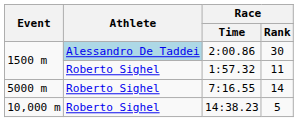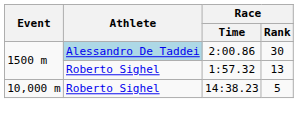(277, 70) 11 -> (277, 70) 13
- row: (232, 88)
